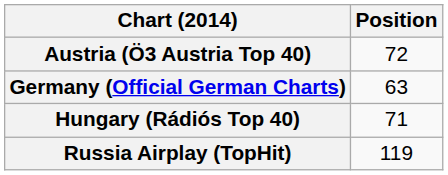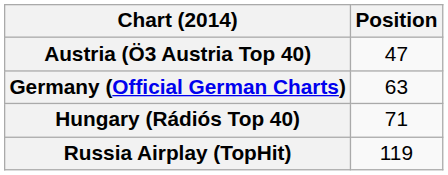(396, 53) 72 -> (396, 53) 47
